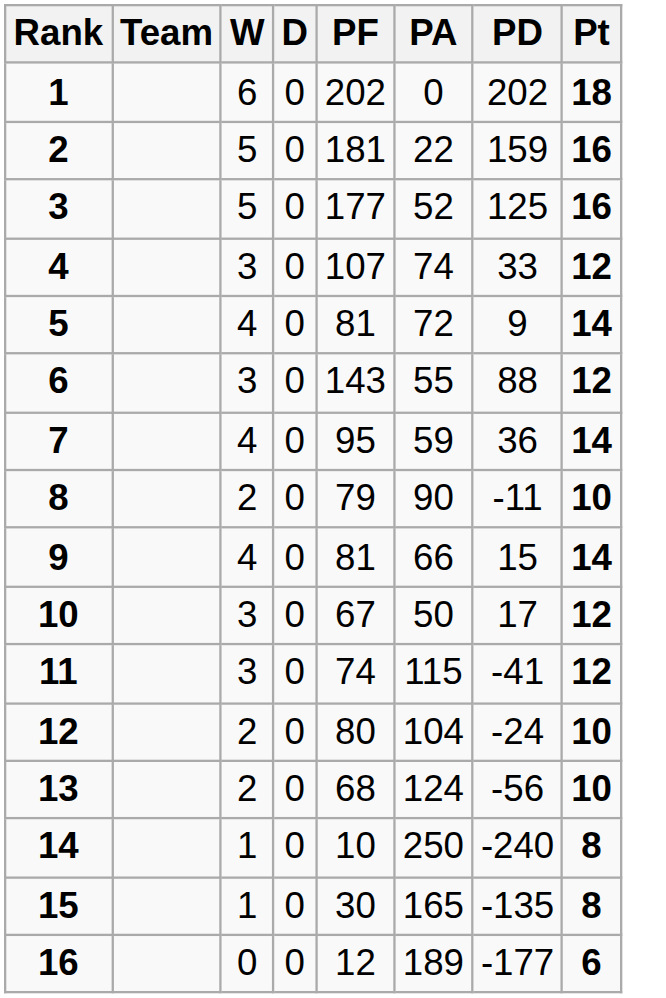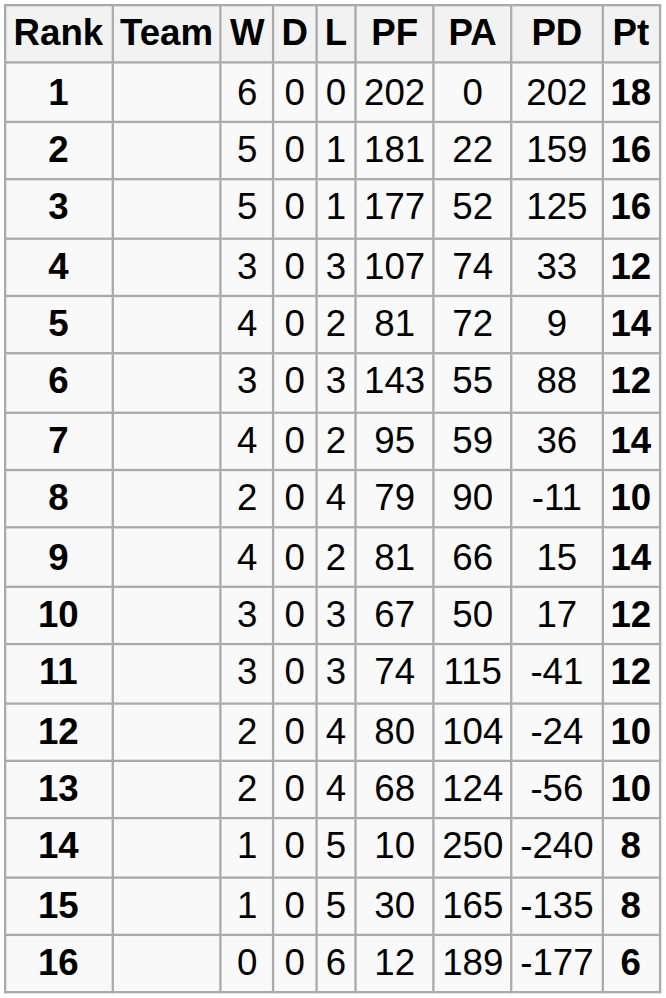+ column: (336, 33)
